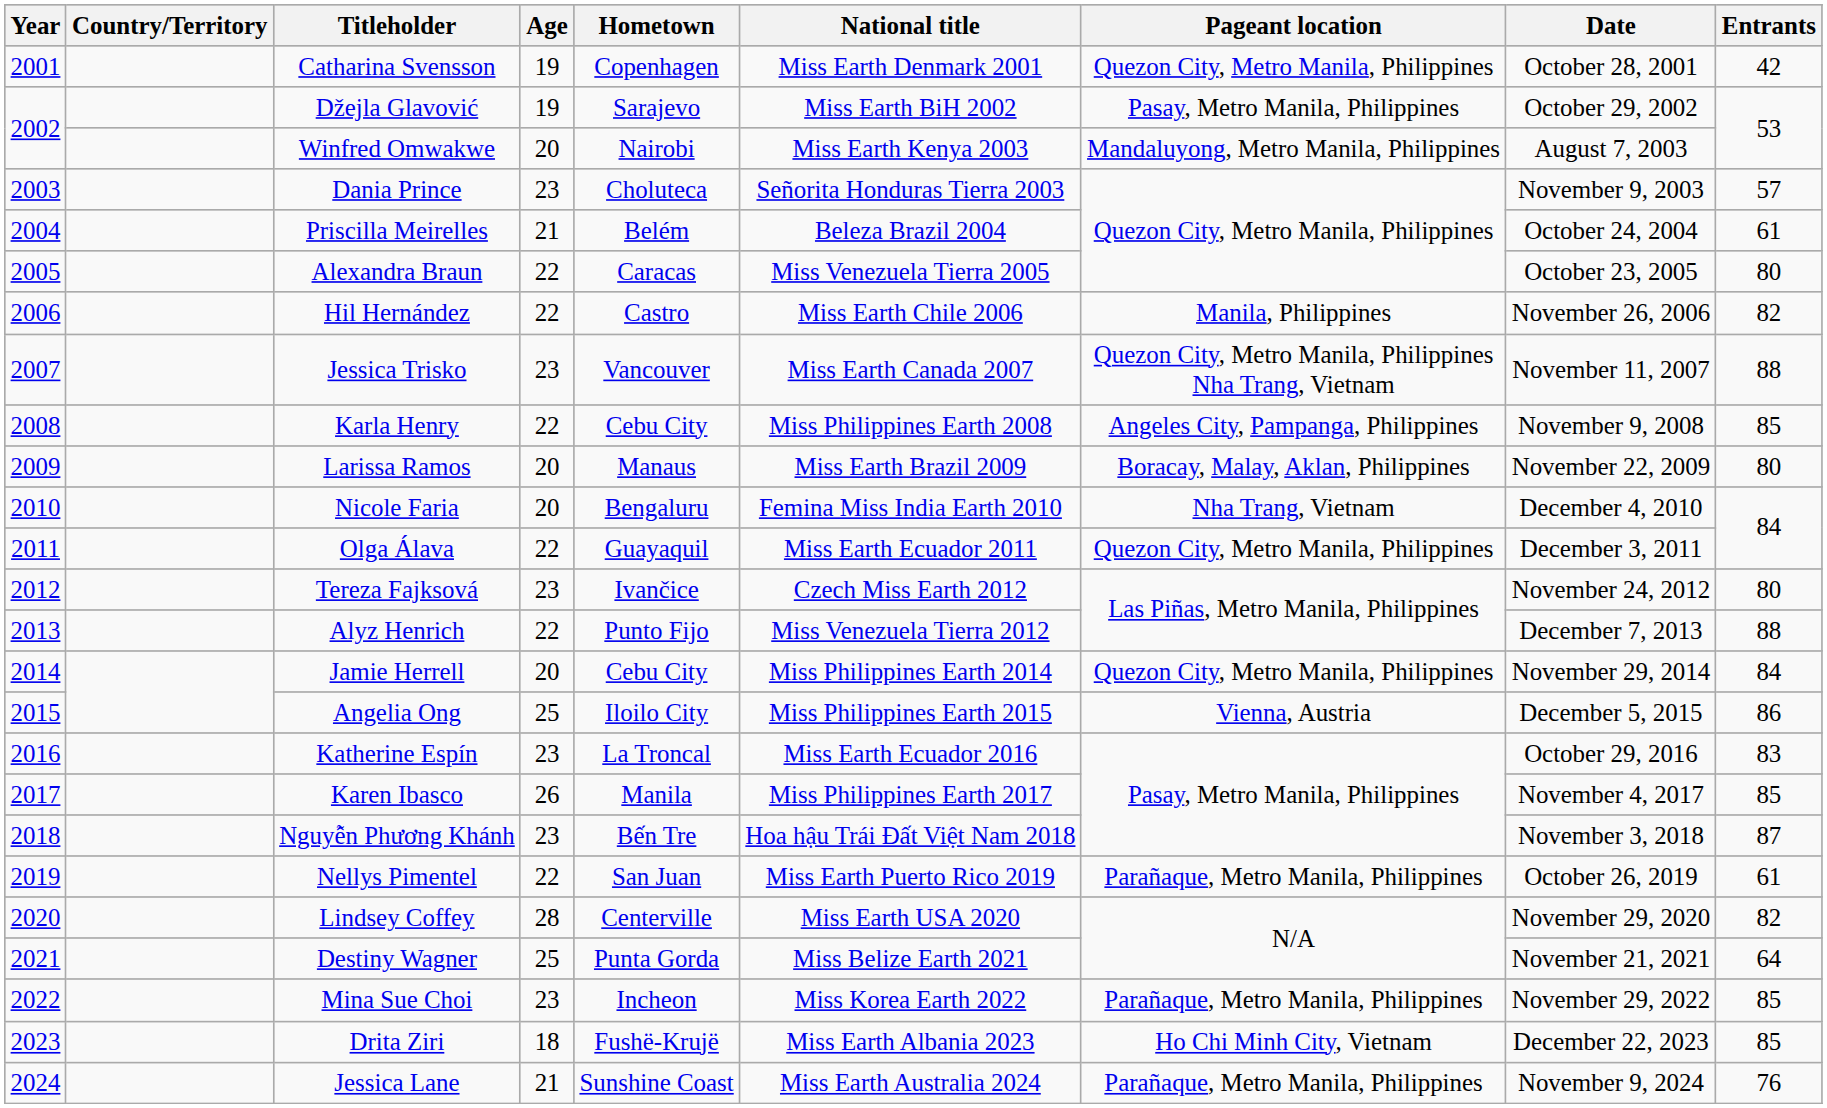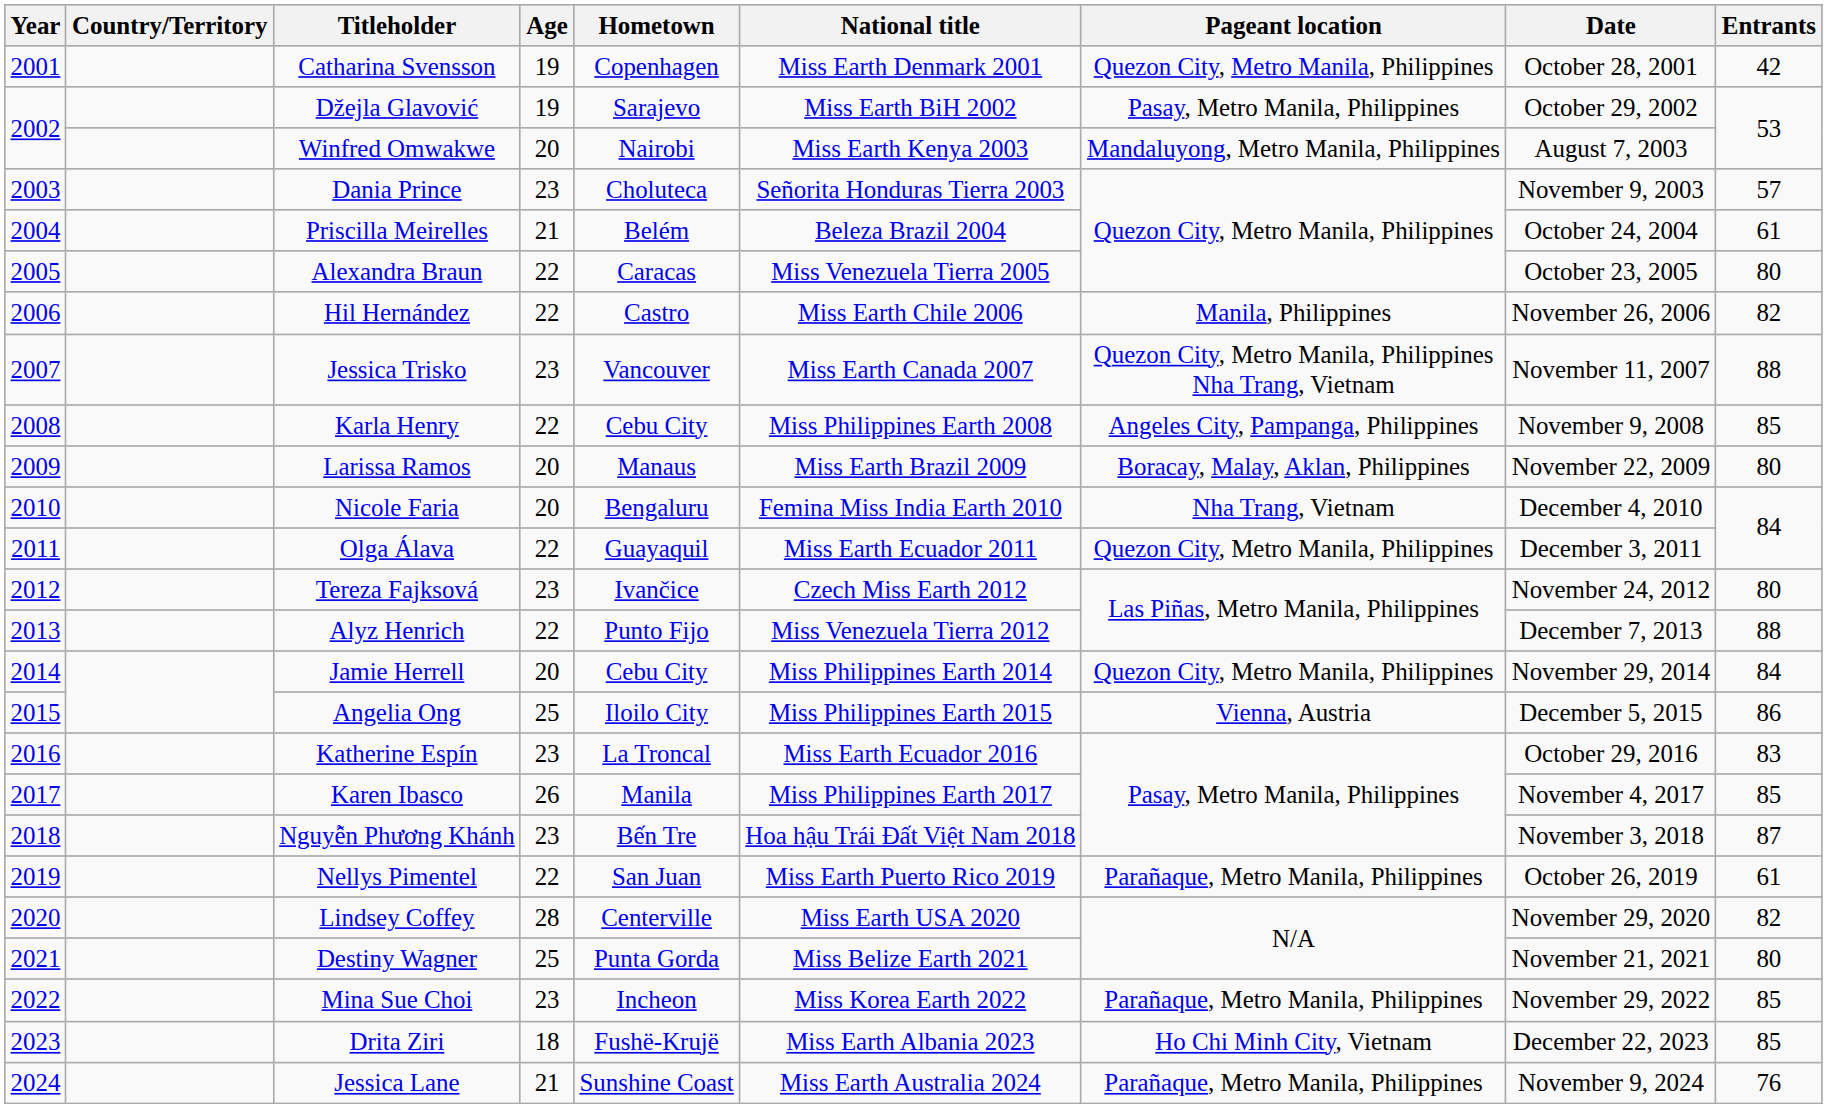(1769, 959) 64 -> (1769, 959) 80
